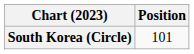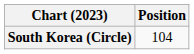(162, 37) 101 -> (162, 37) 104
